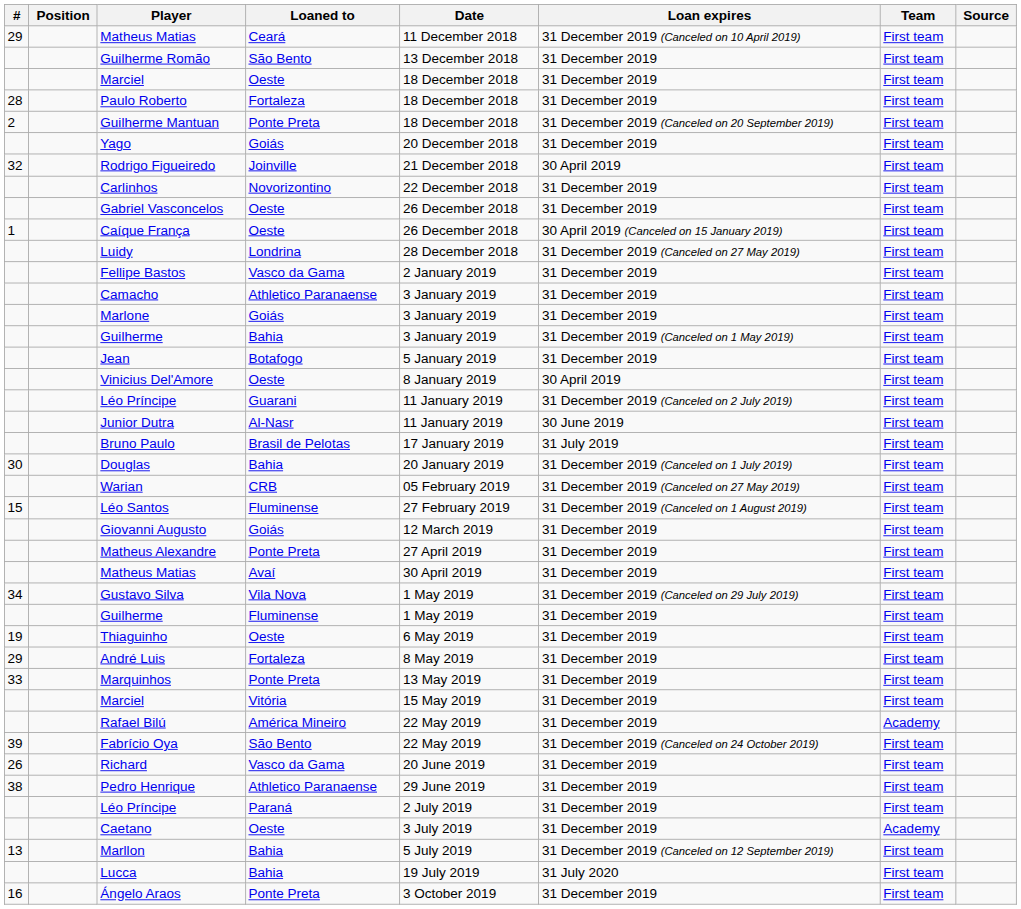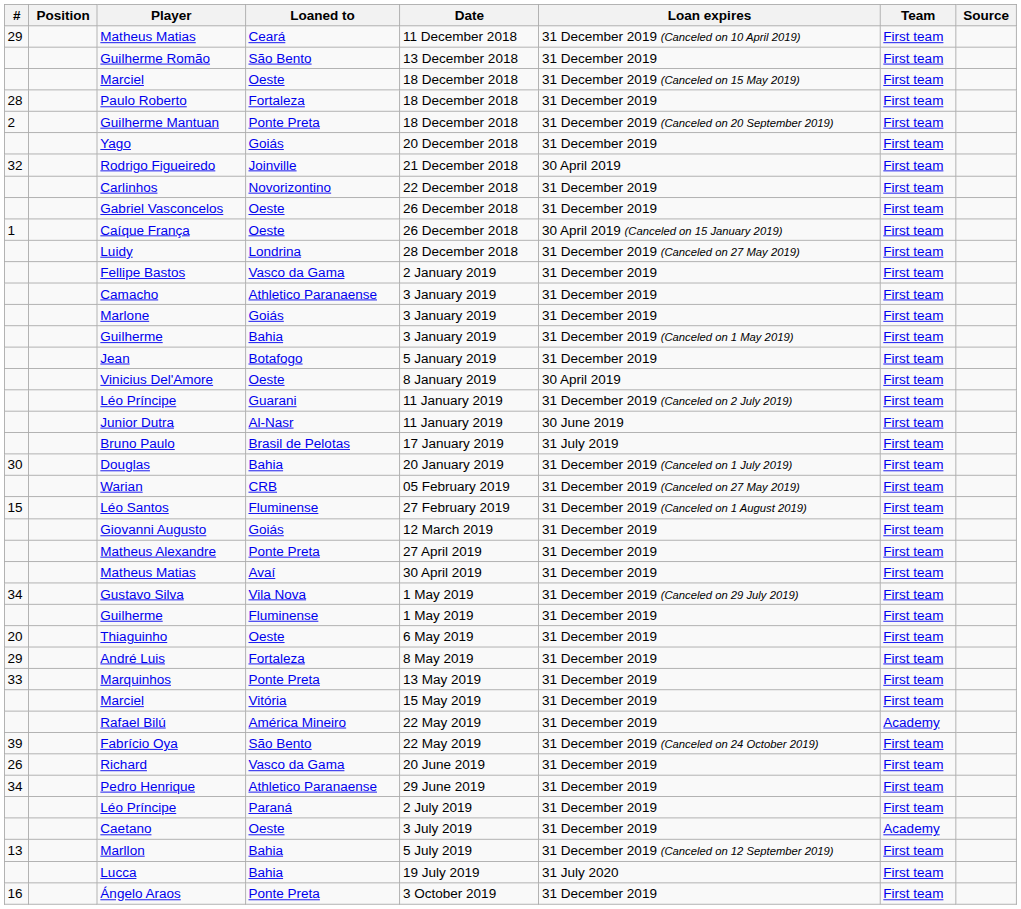(599, 80) 31 December 2019 -> (671, 80) 31 December 2019 (Canceled on 15 May 2019)
(15, 636) 19 -> (15, 636) 20
(15, 786) 38 -> (15, 786) 34
